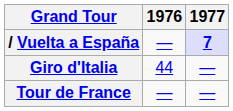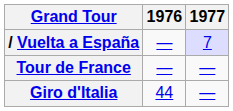(207, 42) bold -> (207, 42) normal
rows swapped: (74, 67) <-> (74, 93)
